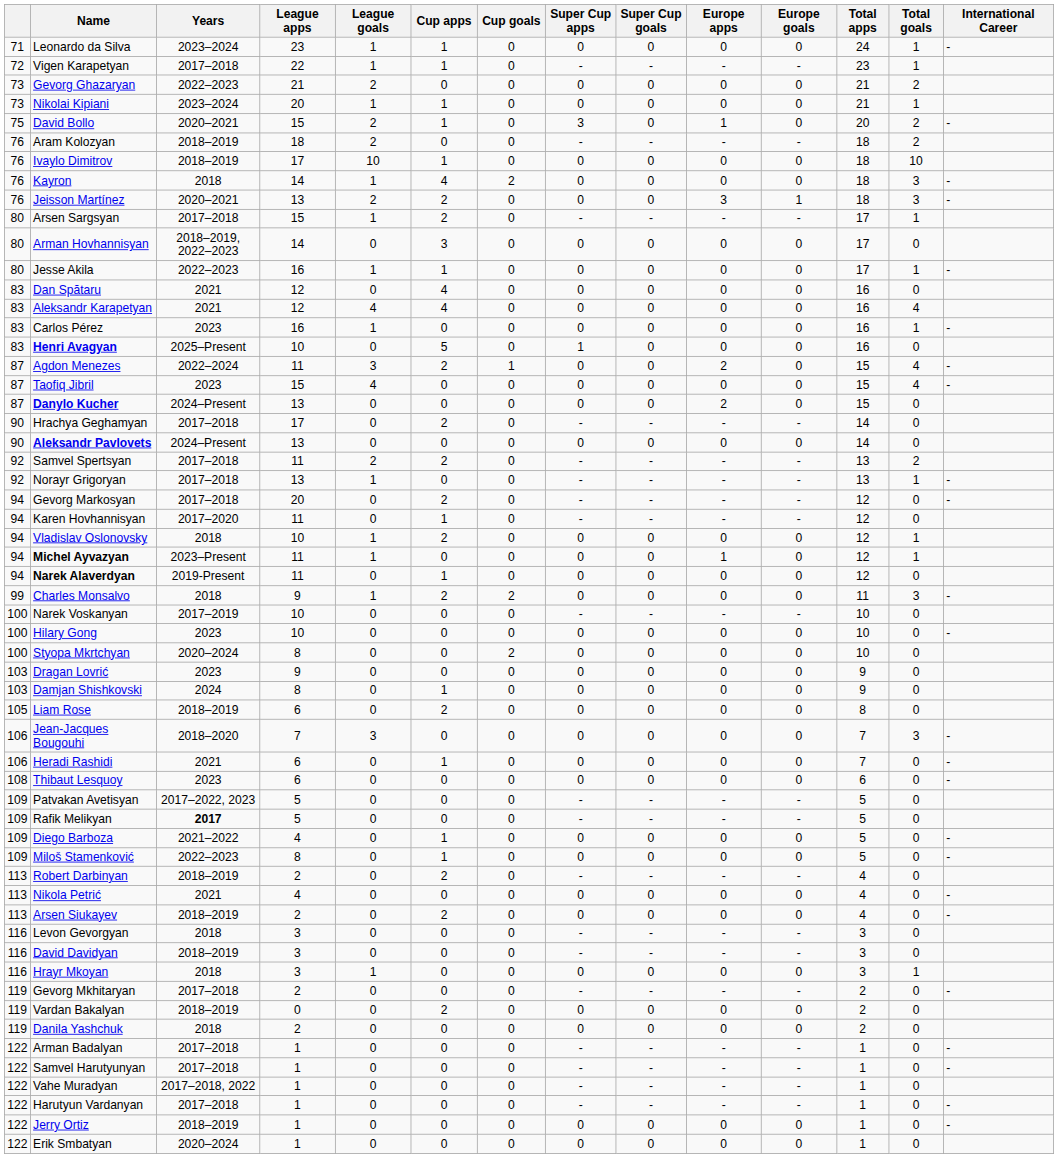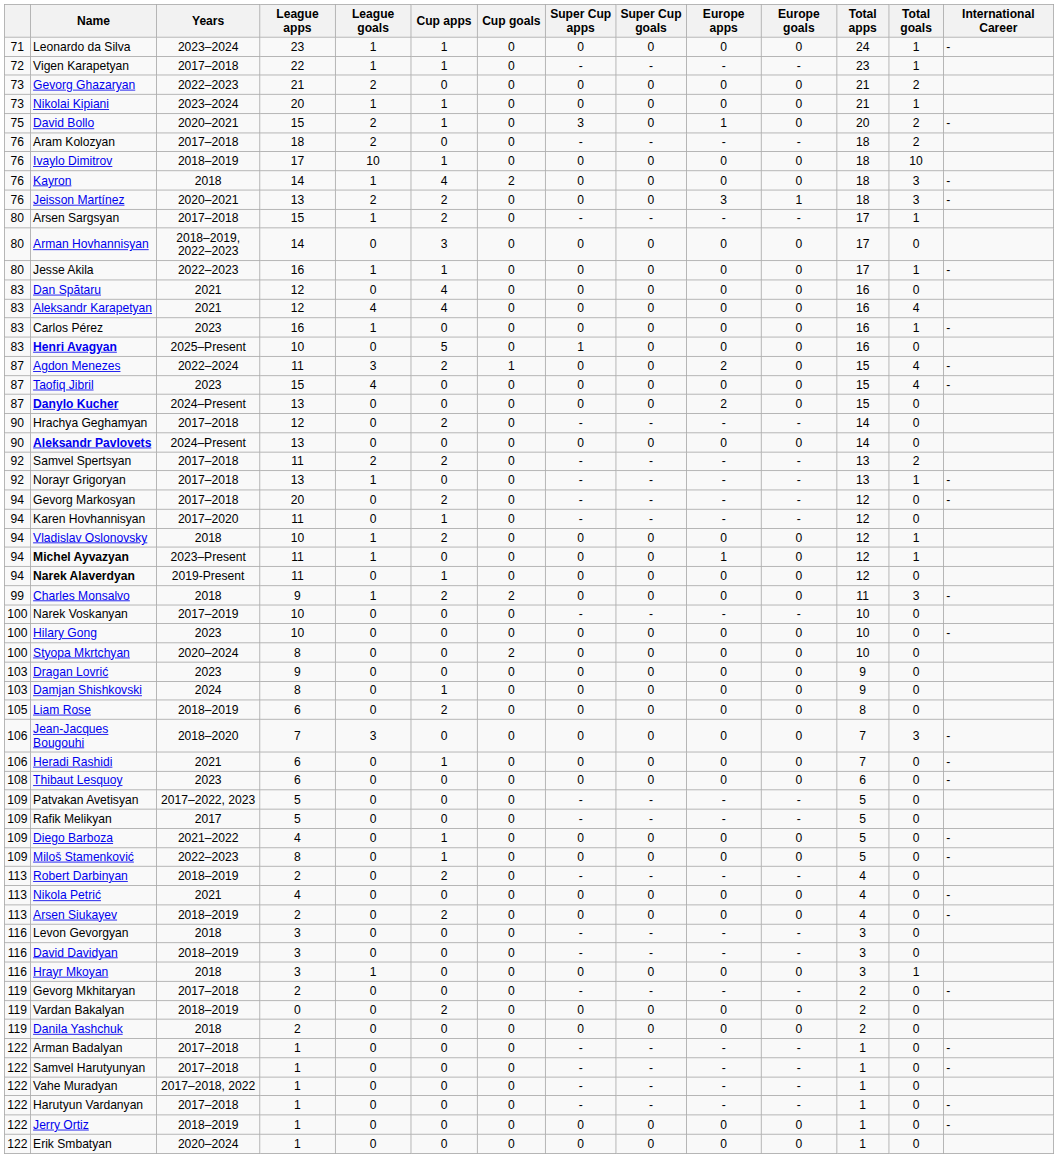(208, 142) 2018–2019 -> (208, 142) 2017–2018
(297, 423) 17 -> (297, 423) 12
(208, 819) bold -> (208, 819) normal
